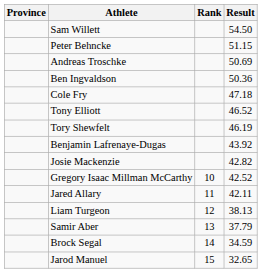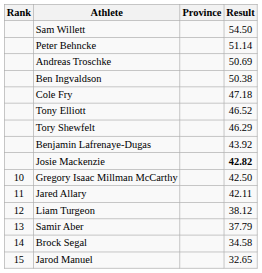columns swapped: (209, 12) <-> (26, 12)
(240, 45) 51.15 -> (240, 45) 51.14
(240, 78) 50.36 -> (240, 78) 50.38
(240, 128) 46.19 -> (240, 128) 46.29
(240, 161) normal -> (240, 161) bold
(240, 177) 42.52 -> (240, 177) 42.50
(240, 210) 38.13 -> (240, 210) 38.12
(240, 243) 34.59 -> (240, 243) 34.58
